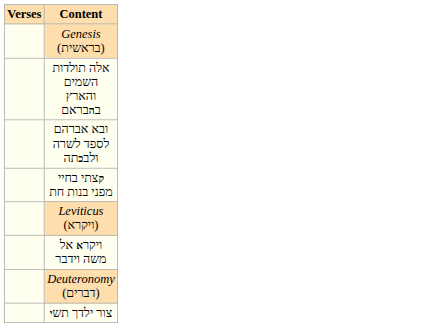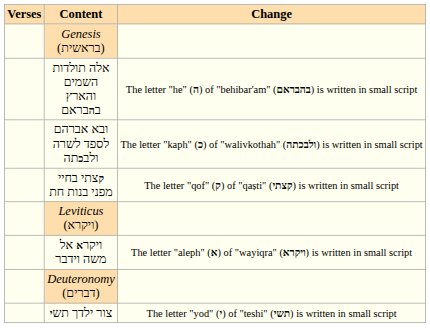+ column: (272, 14)
